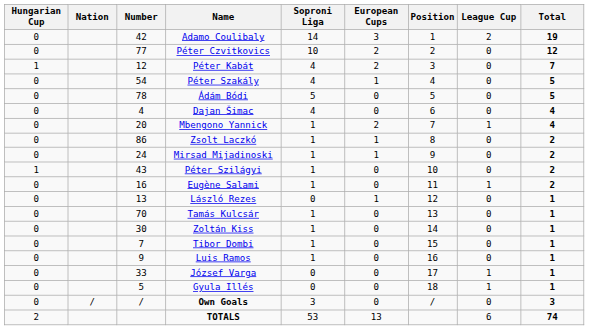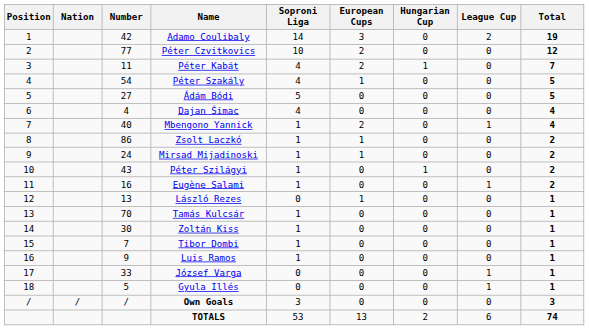columns swapped: (433, 17) <-> (36, 17)
(141, 67) 12 -> (126, 67) 11
(141, 96) 78 -> (126, 96) 27
(141, 126) 20 -> (126, 126) 40
